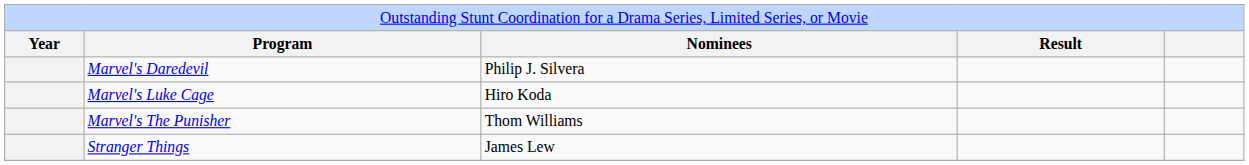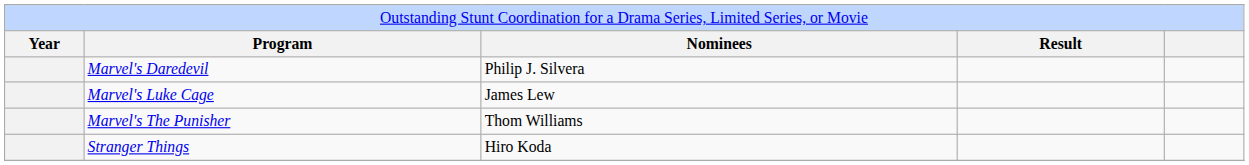(518, 95) Hiro Koda -> (520, 95) James Lew
(520, 147) James Lew -> (518, 147) Hiro Koda
